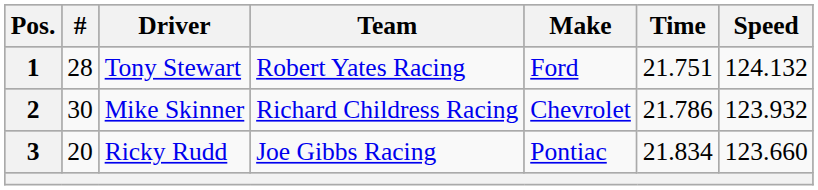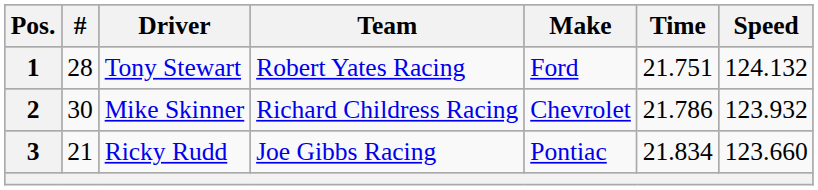(80, 152) 20 -> (80, 152) 21
